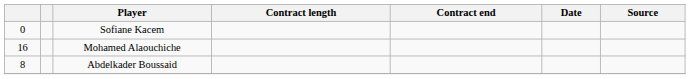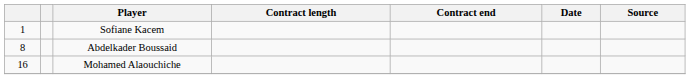(23, 30) 0 -> (23, 30) 1
rows swapped: (132, 47) <-> (132, 64)
